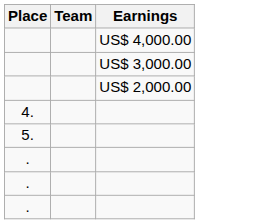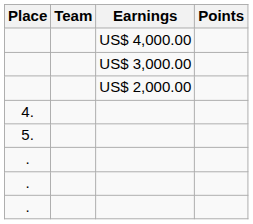+ column: (221, 16)
